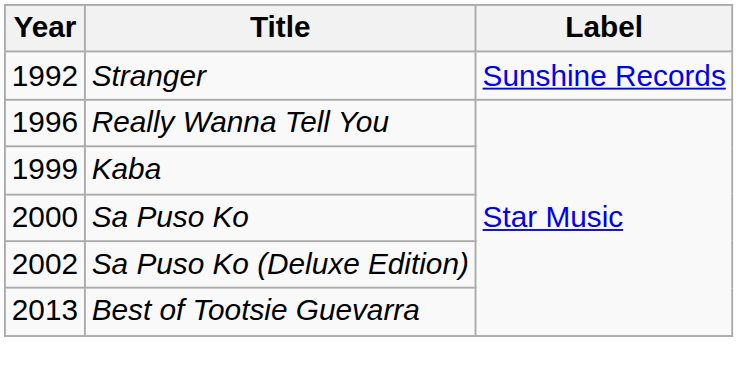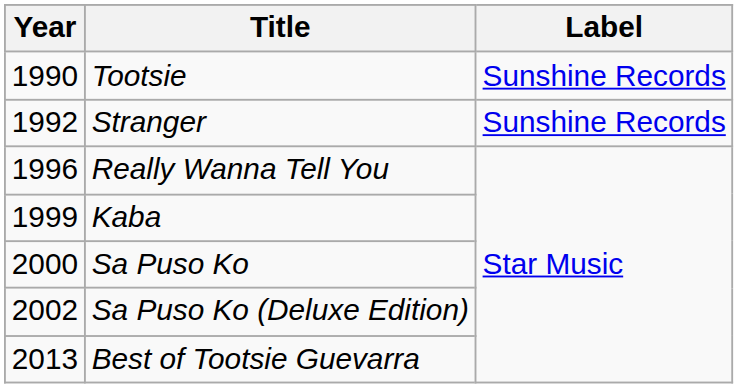+ row: (139, 75)
